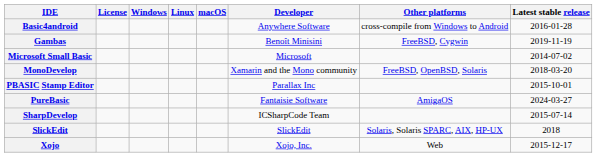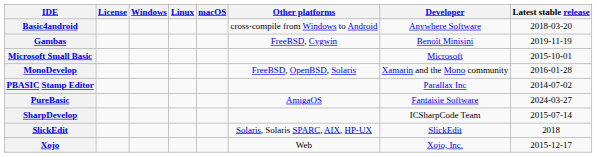columns swapped: (294, 11) <-> (435, 11)
(551, 26) 2016-01-28 -> (551, 26) 2018-03-20
(551, 55) 2014-07-02 -> (551, 55) 2015-10-01
(551, 70) 2018-03-20 -> (551, 70) 2016-01-28
(551, 85) 2015-10-01 -> (551, 85) 2014-07-02
